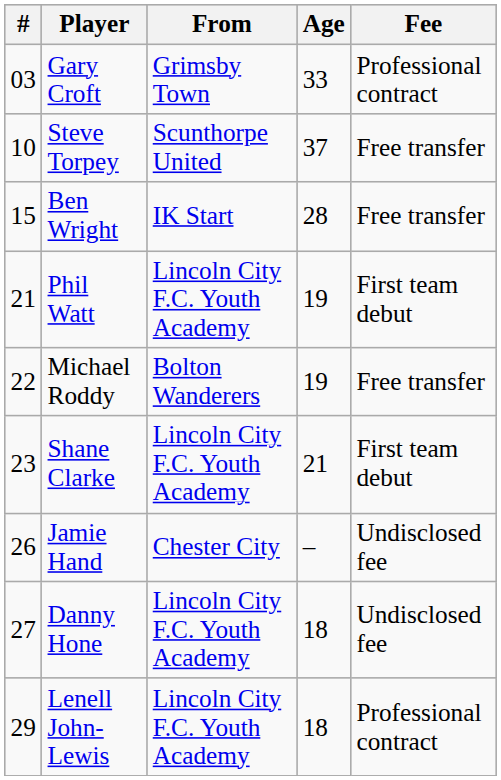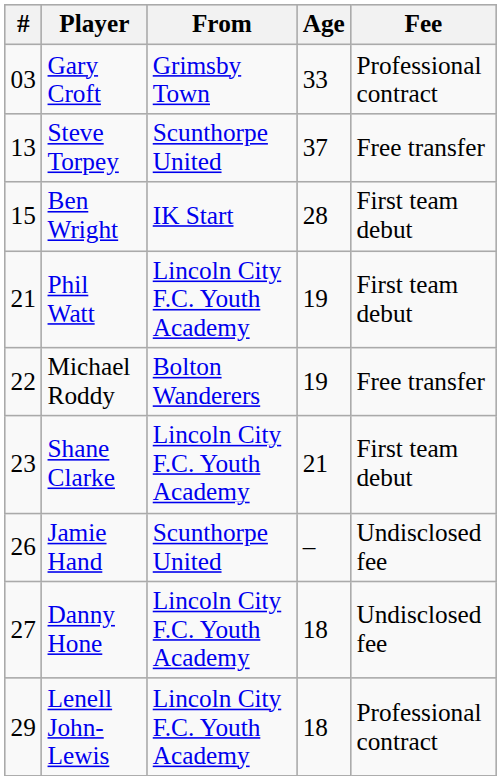(23, 147) 10 -> (23, 147) 13
(421, 215) Free transfer -> (407, 215) First team debut
(216, 546) Chester City -> (210, 546) Scunthorpe United
